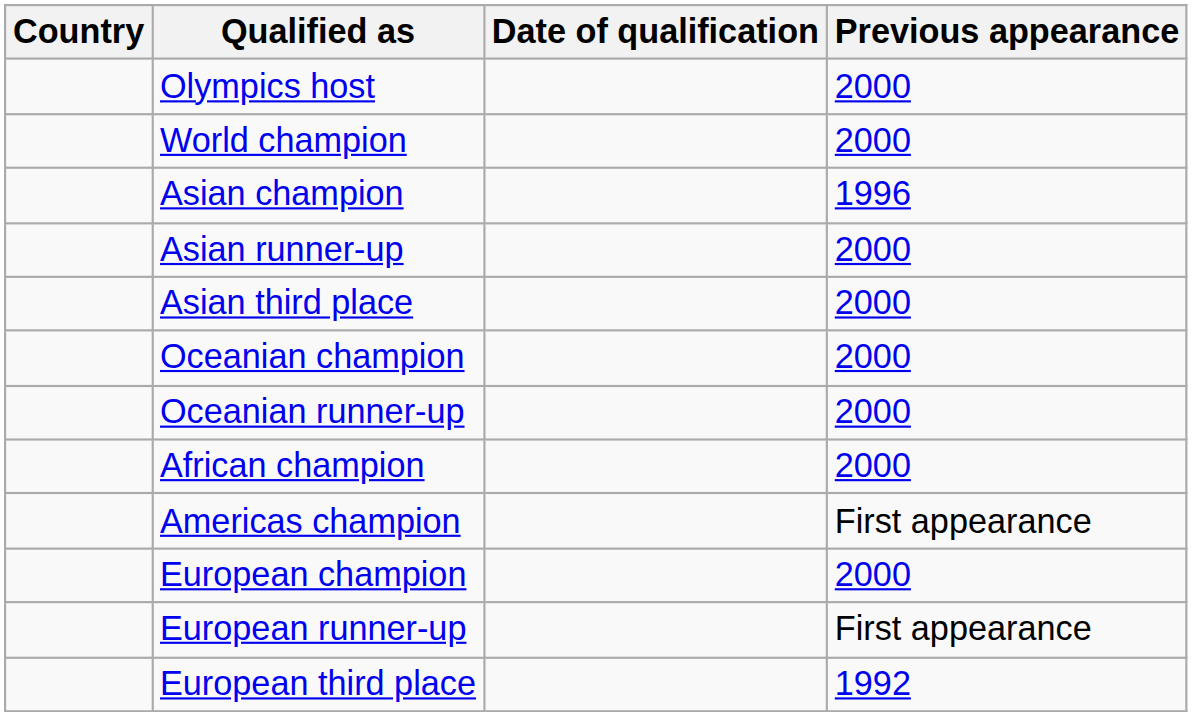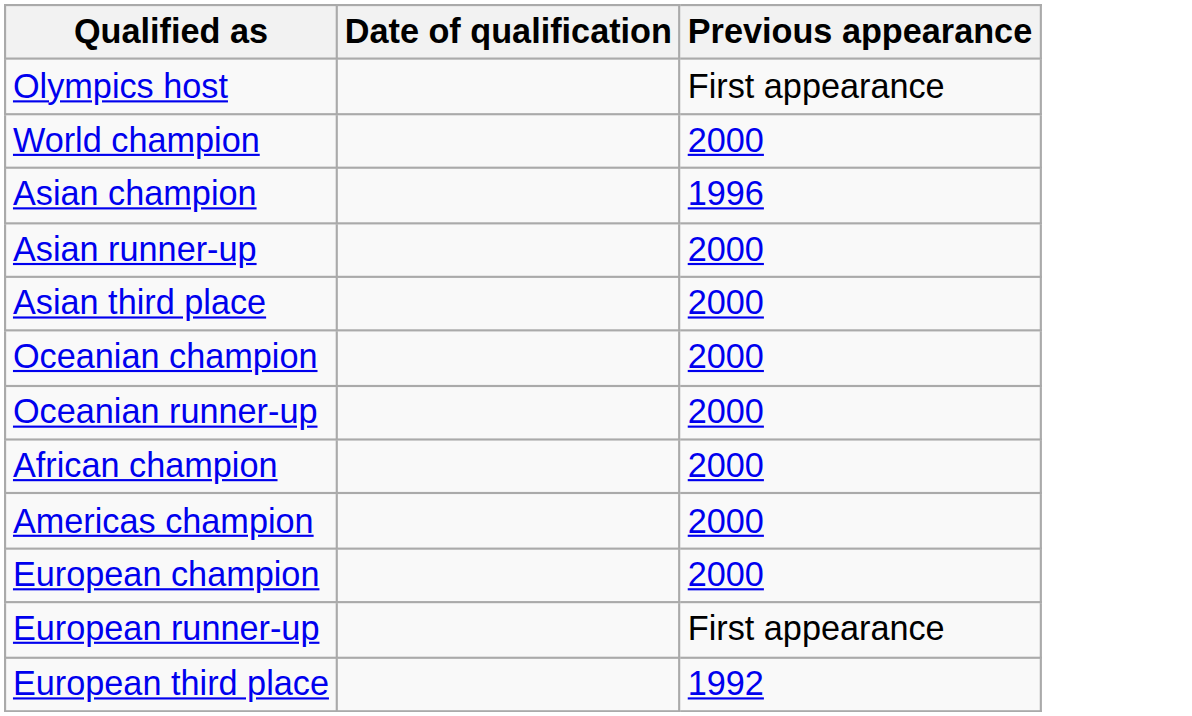- column: (79, 31)
(873, 85) 2000 -> (816, 85) First appearance
(963, 520) First appearance -> (726, 520) 2000
